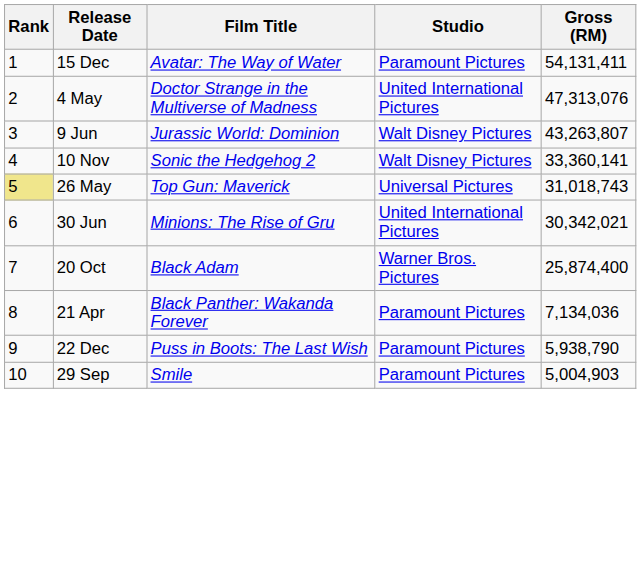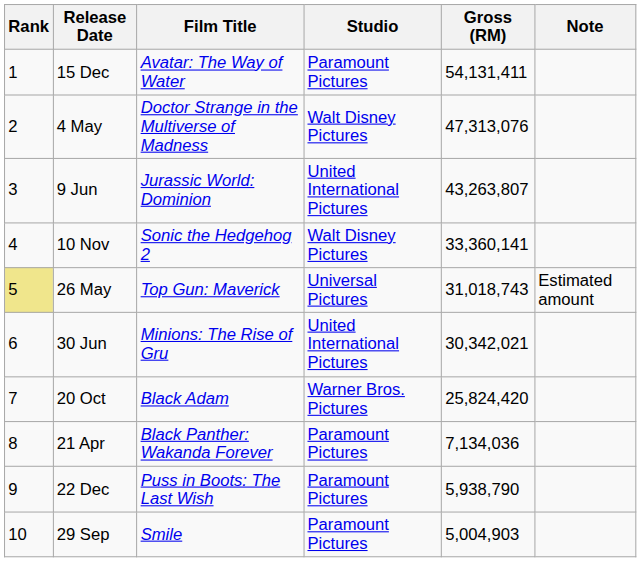+ column: (585, 27)
(451, 98) United International Pictures -> (352, 126) Walt Disney Pictures
(455, 134) Walt Disney Pictures -> (353, 190) United International Pictures
(587, 267) 25,874,400 -> (487, 398) 25,824,420
